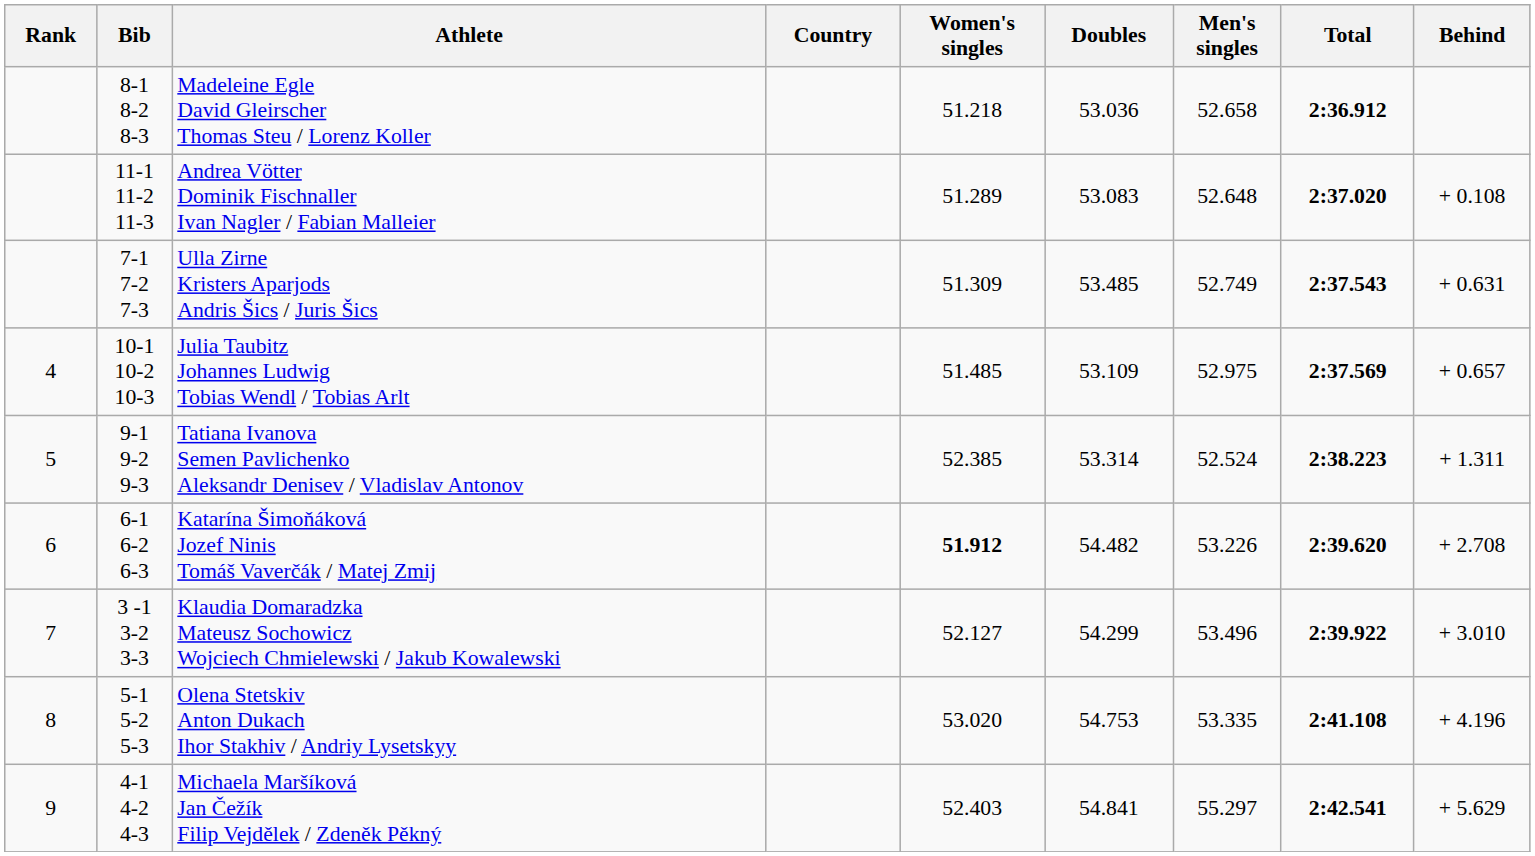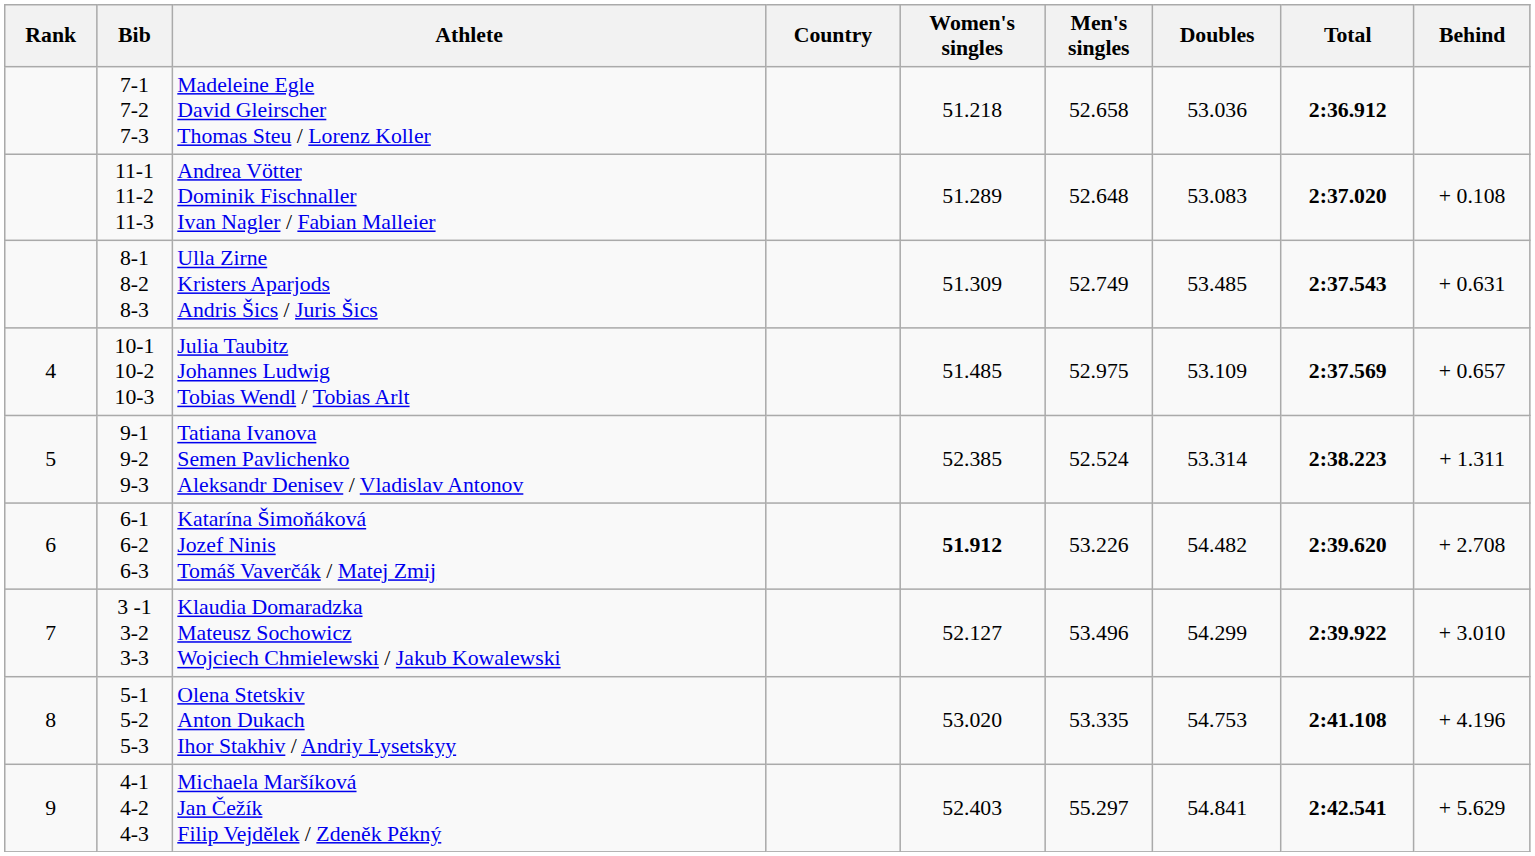columns swapped: (1227, 35) <-> (1109, 35)
(134, 110) 8-1 8-2 8-3 -> (134, 110) 7-1 7-2 7-3
(134, 284) 7-1 7-2 7-3 -> (134, 284) 8-1 8-2 8-3
